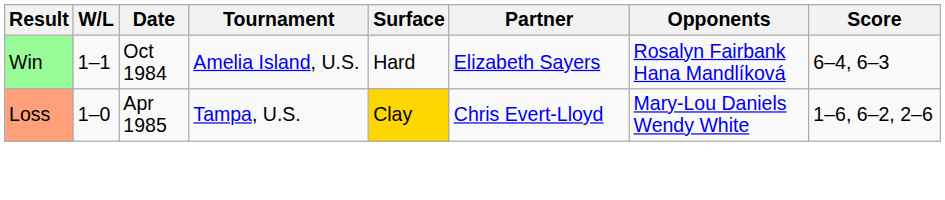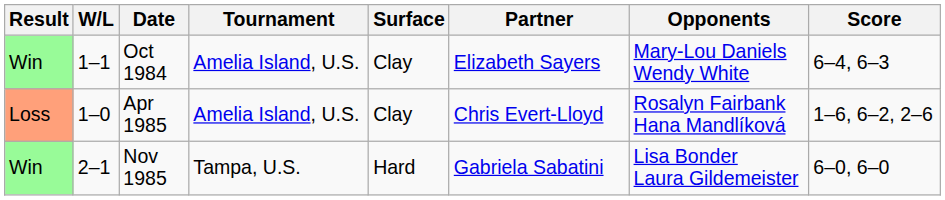(394, 61) Hard -> (393, 61) Clay
(710, 61) Rosalyn Fairbank Hana Mandlíková -> (710, 61) Mary-Lou Daniels Wendy White
(247, 114) Tampa, U.S. -> (276, 114) Amelia Island, U.S.
(393, 114) gold background -> (393, 114) no background
(710, 114) Mary-Lou Daniels Wendy White -> (710, 114) Rosalyn Fairbank Hana Mandlíková
+ row: (145, 167)
